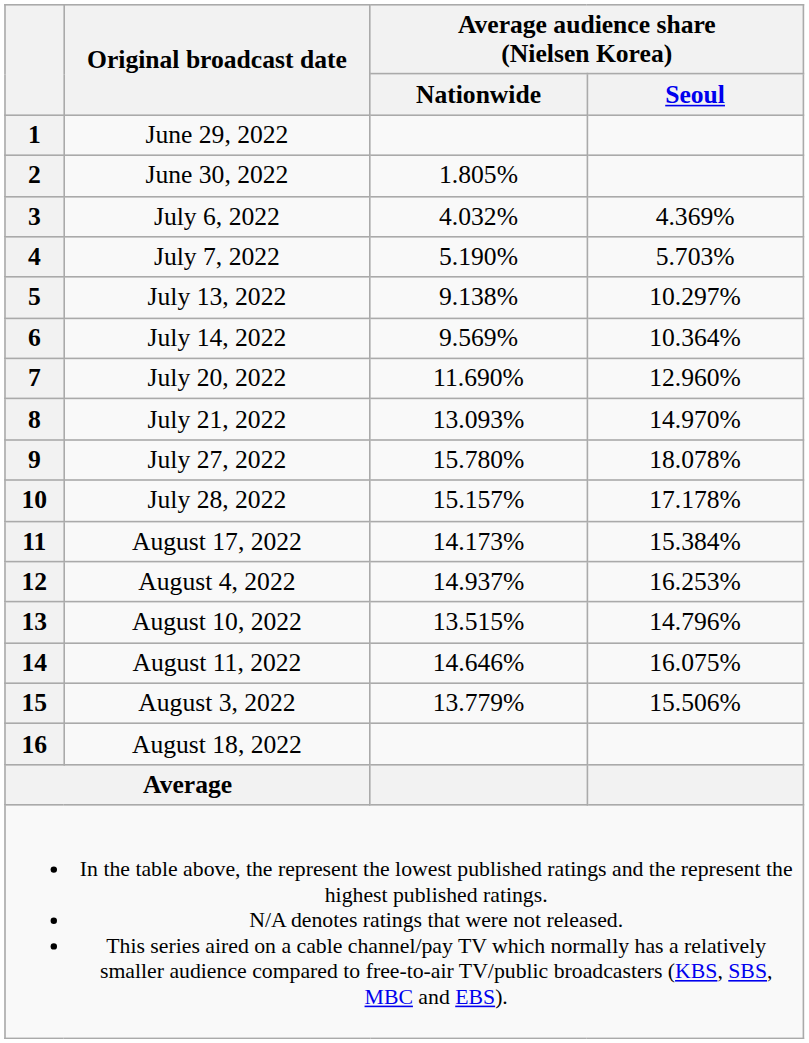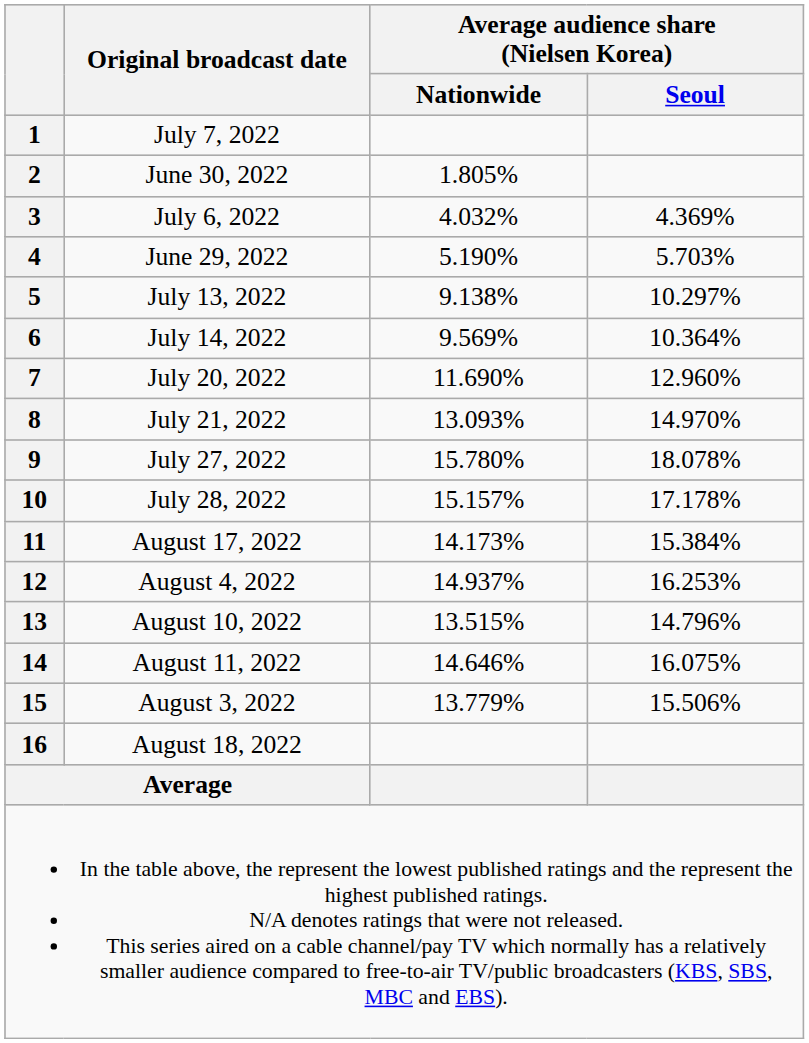(217, 134) June 29, 2022 -> (217, 134) July 7, 2022
(217, 256) July 7, 2022 -> (217, 256) June 29, 2022
